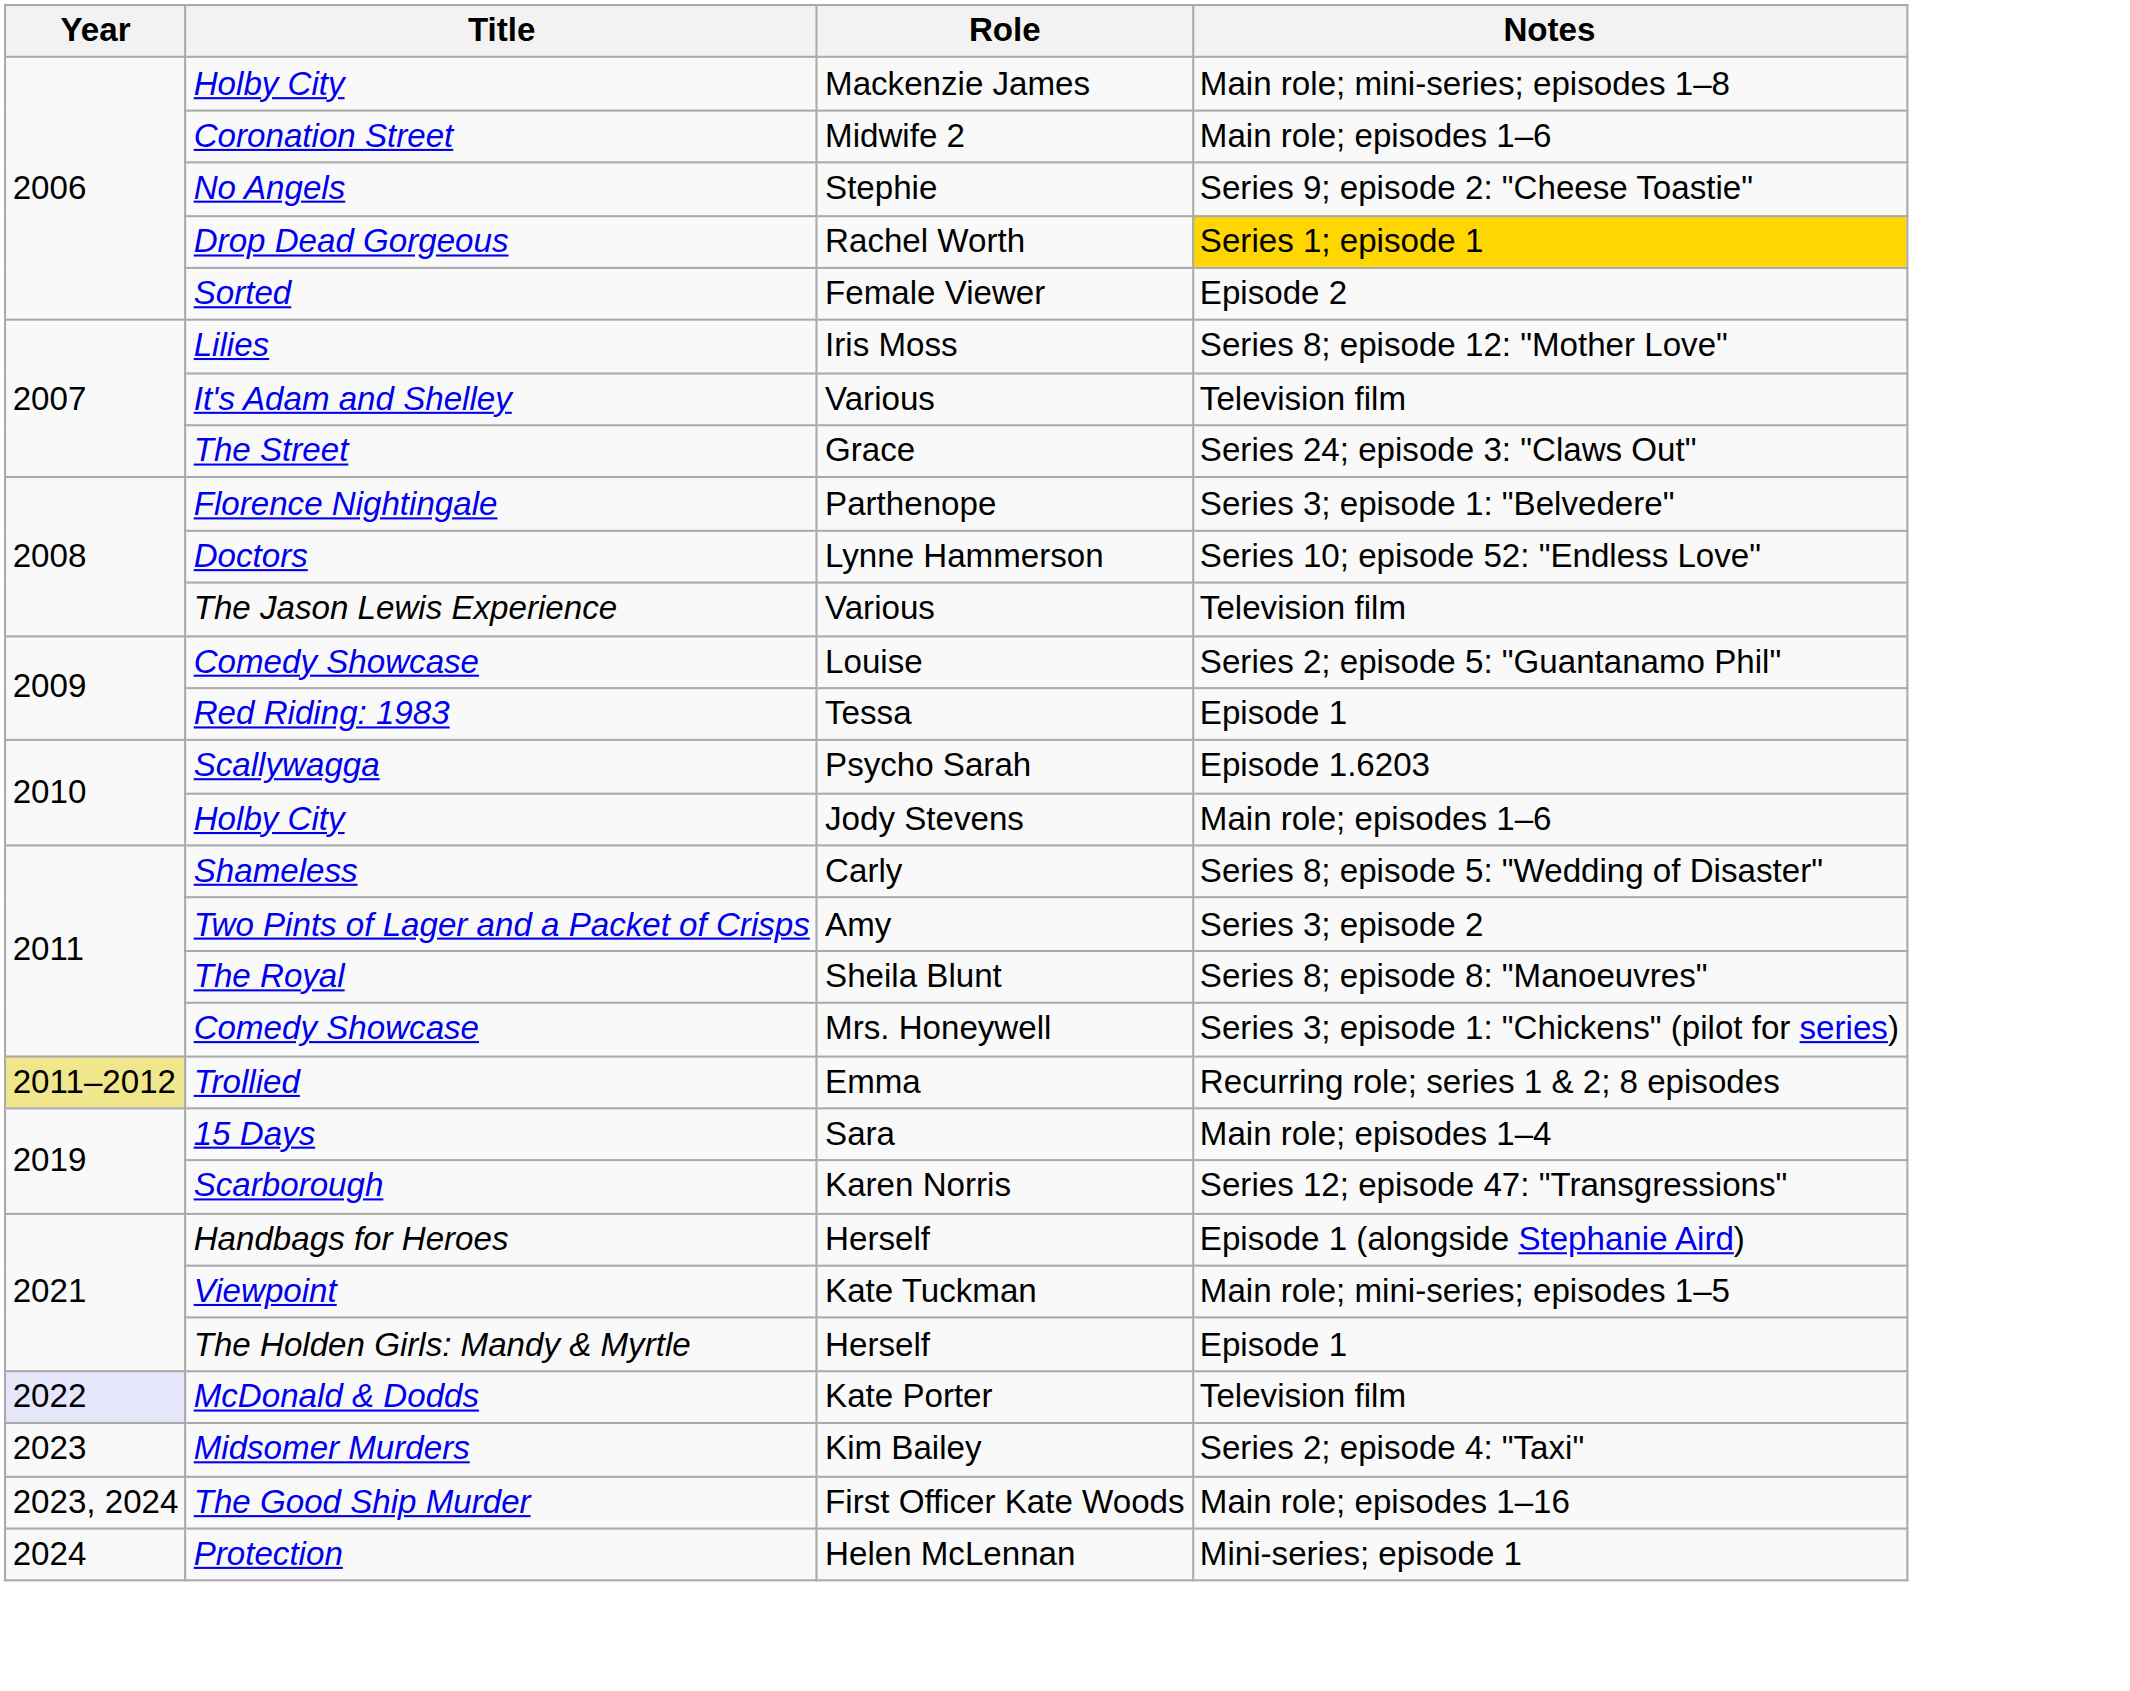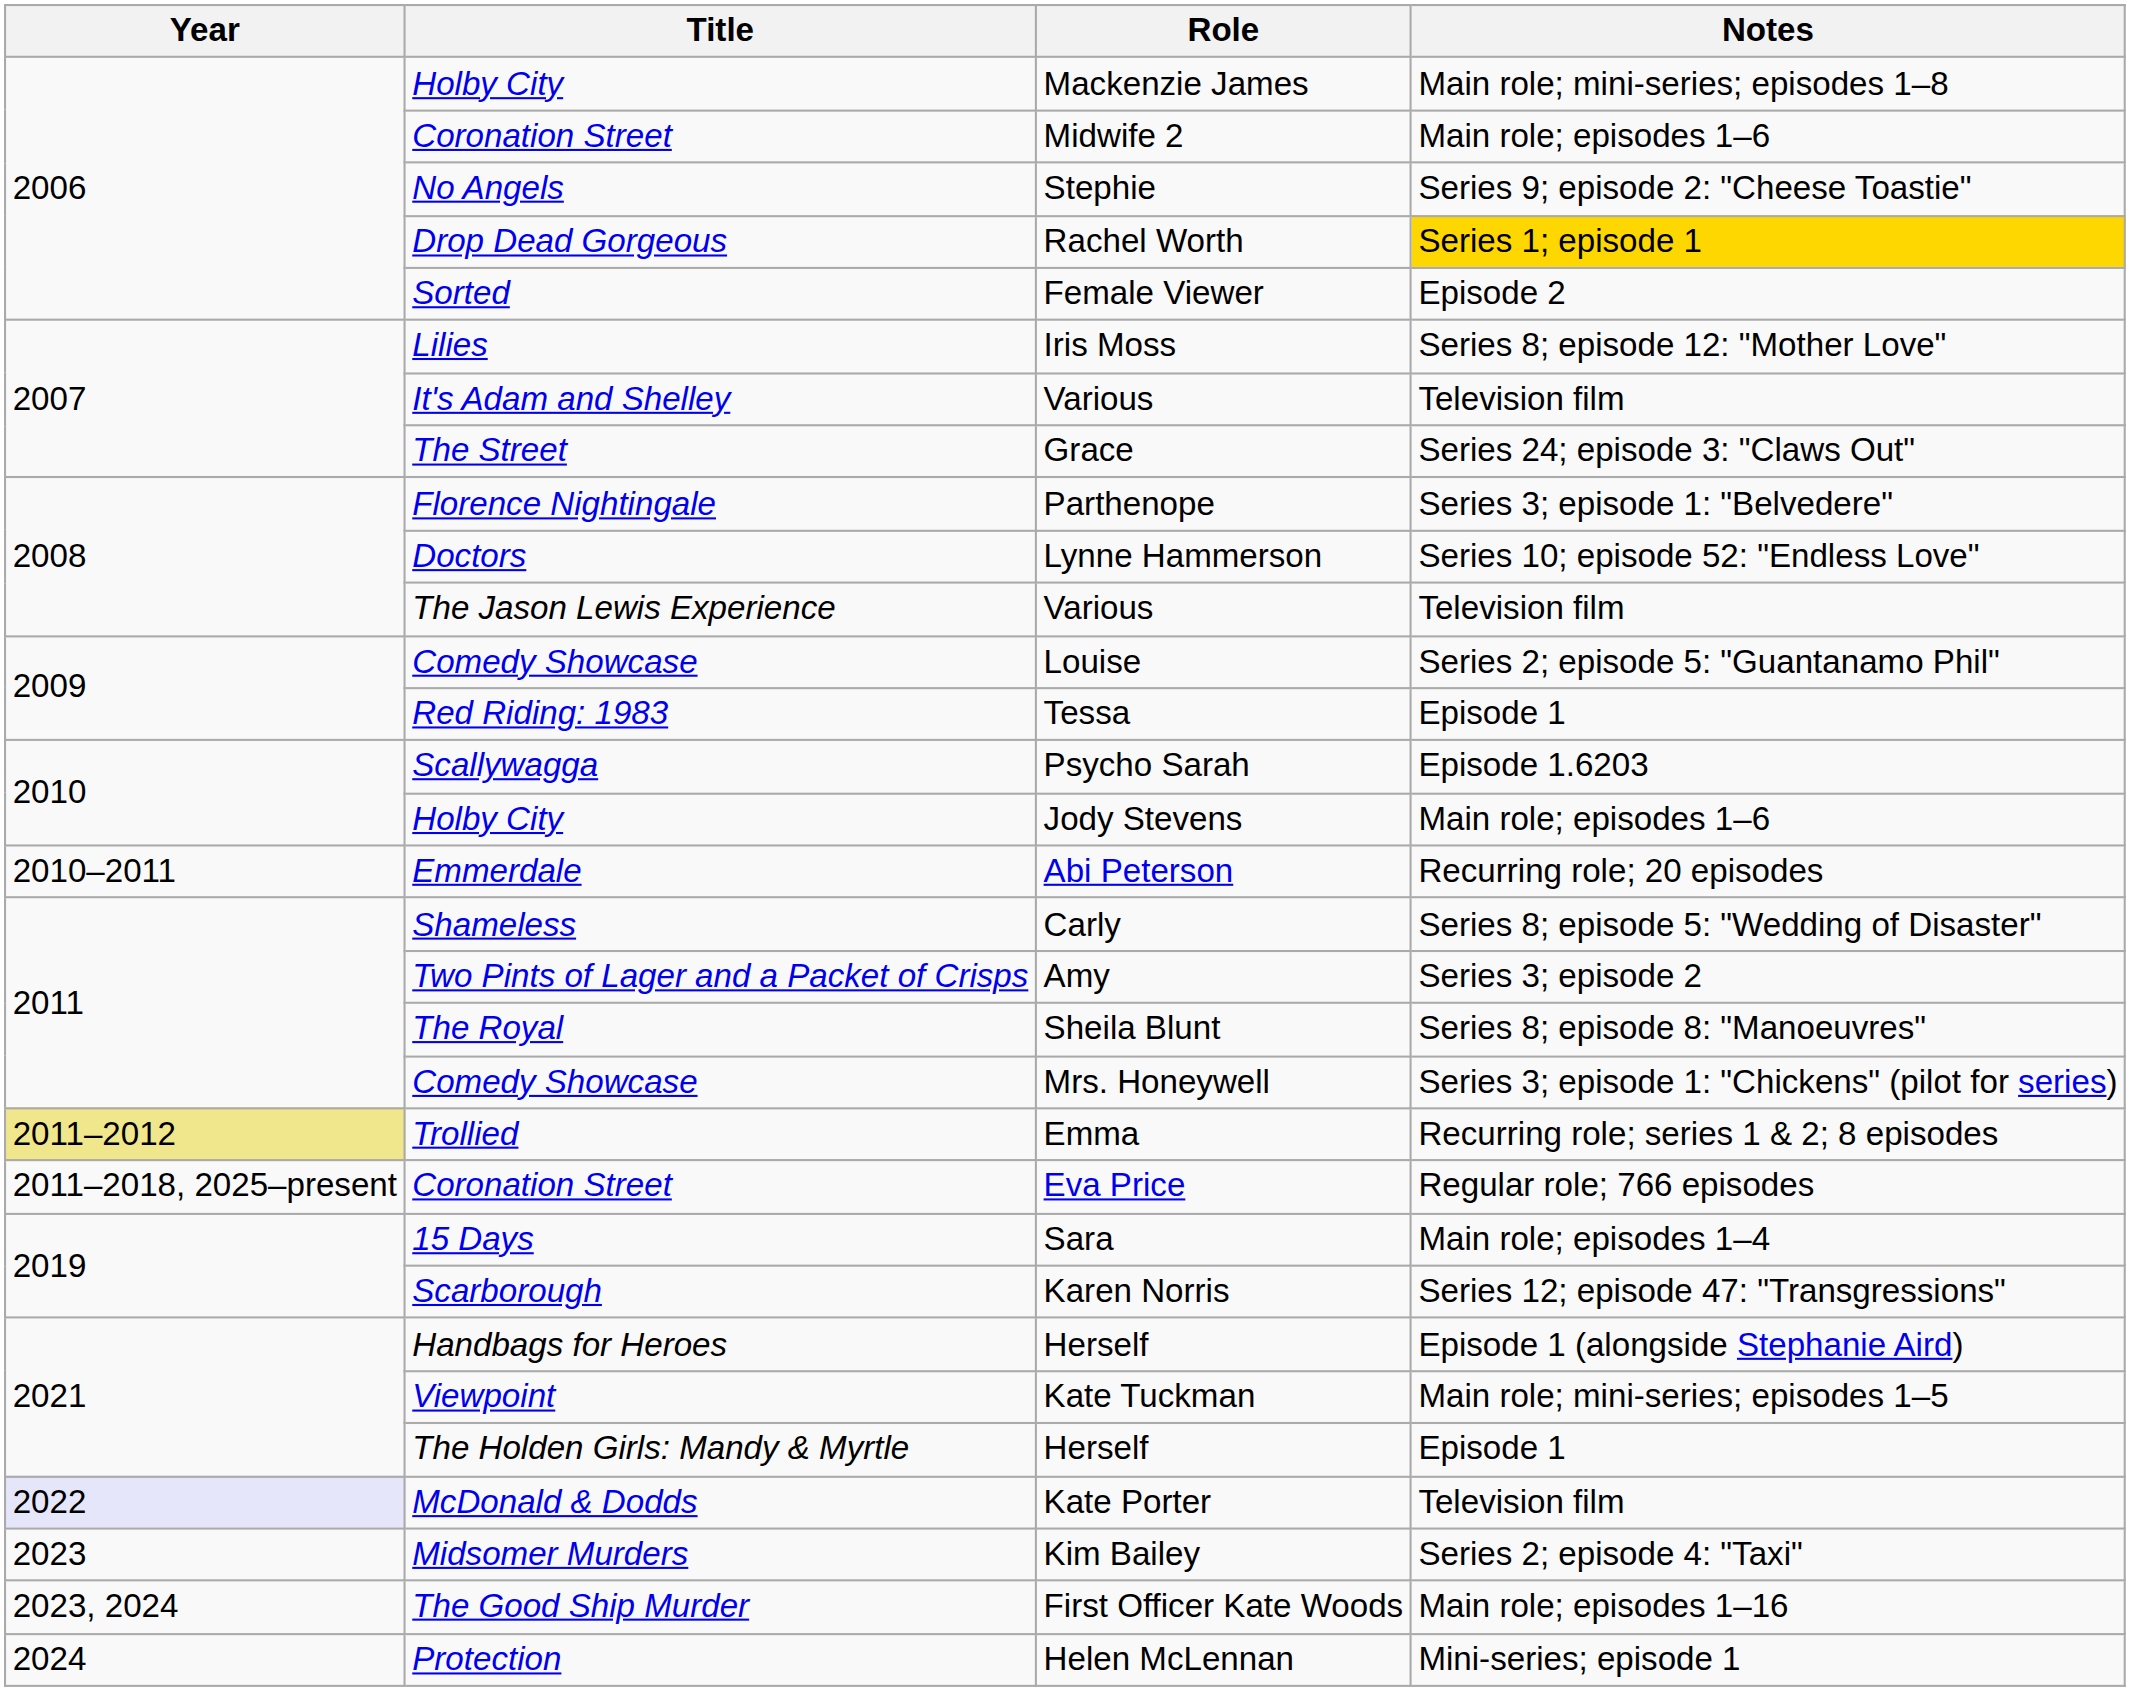+ row: (497, 871)
+ row: (542, 1186)
